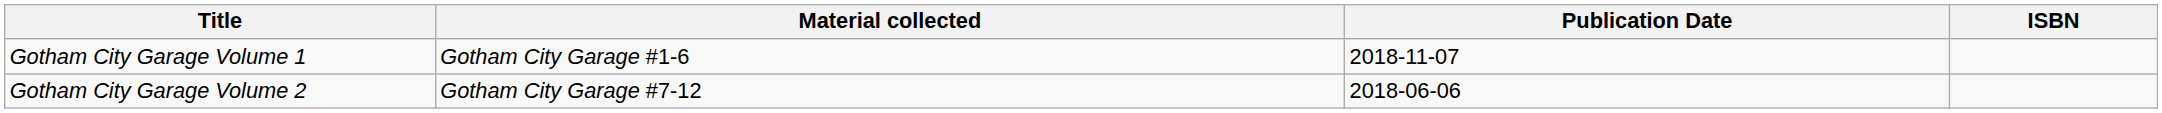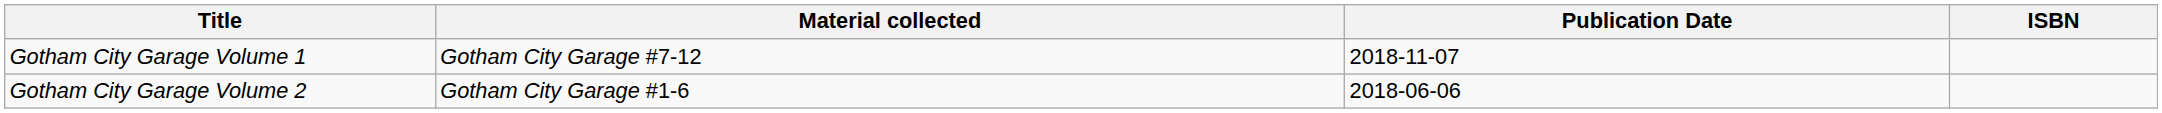(565, 56) Gotham City Garage #1-6 -> (571, 56) Gotham City Garage #7-12
(571, 90) Gotham City Garage #7-12 -> (565, 90) Gotham City Garage #1-6
